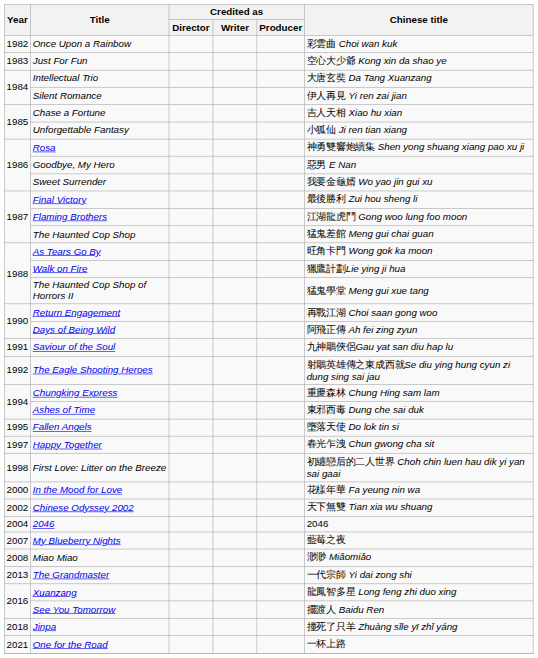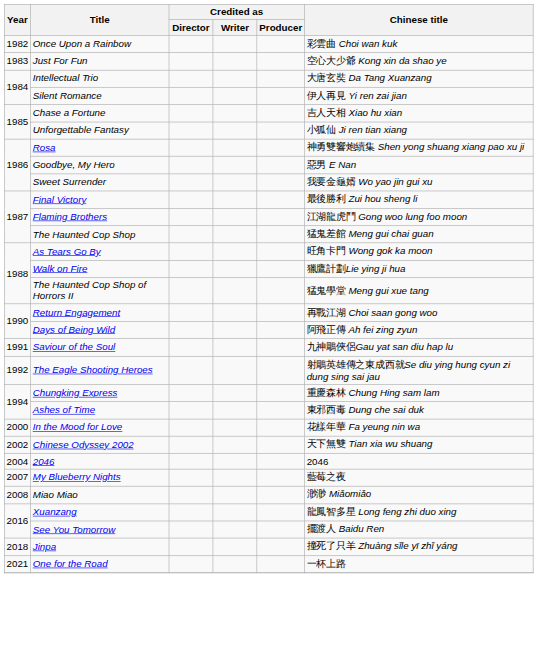- row: (62, 427)
- row: (67, 445)
- row: (99, 467)
- row: (71, 575)
